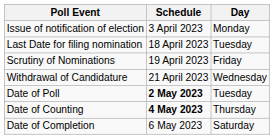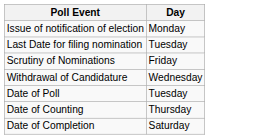- column: (178, 12)
